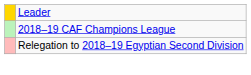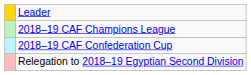+ row: (95, 45)
